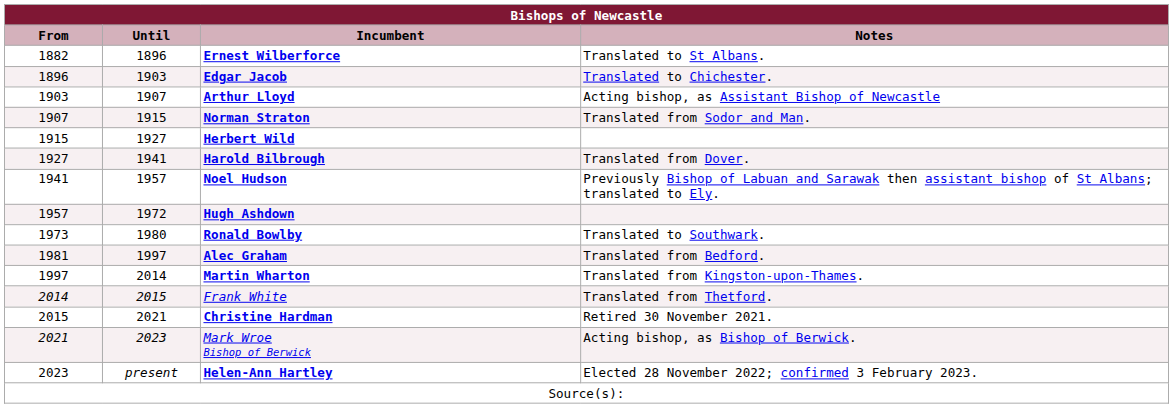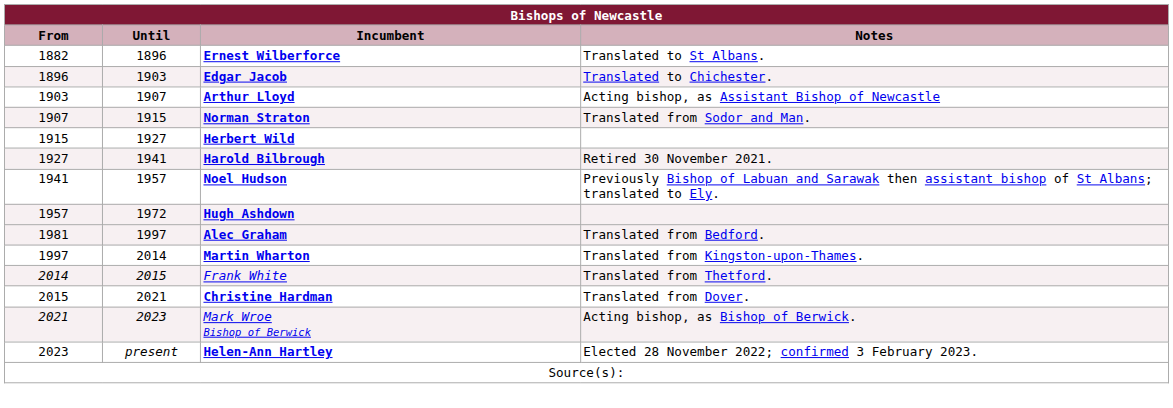(667, 159) Translated from Dover. -> (678, 159) Retired 30 November 2021.
- row: (253, 235)
(678, 317) Retired 30 November 2021. -> (667, 296) Translated from Dover.
